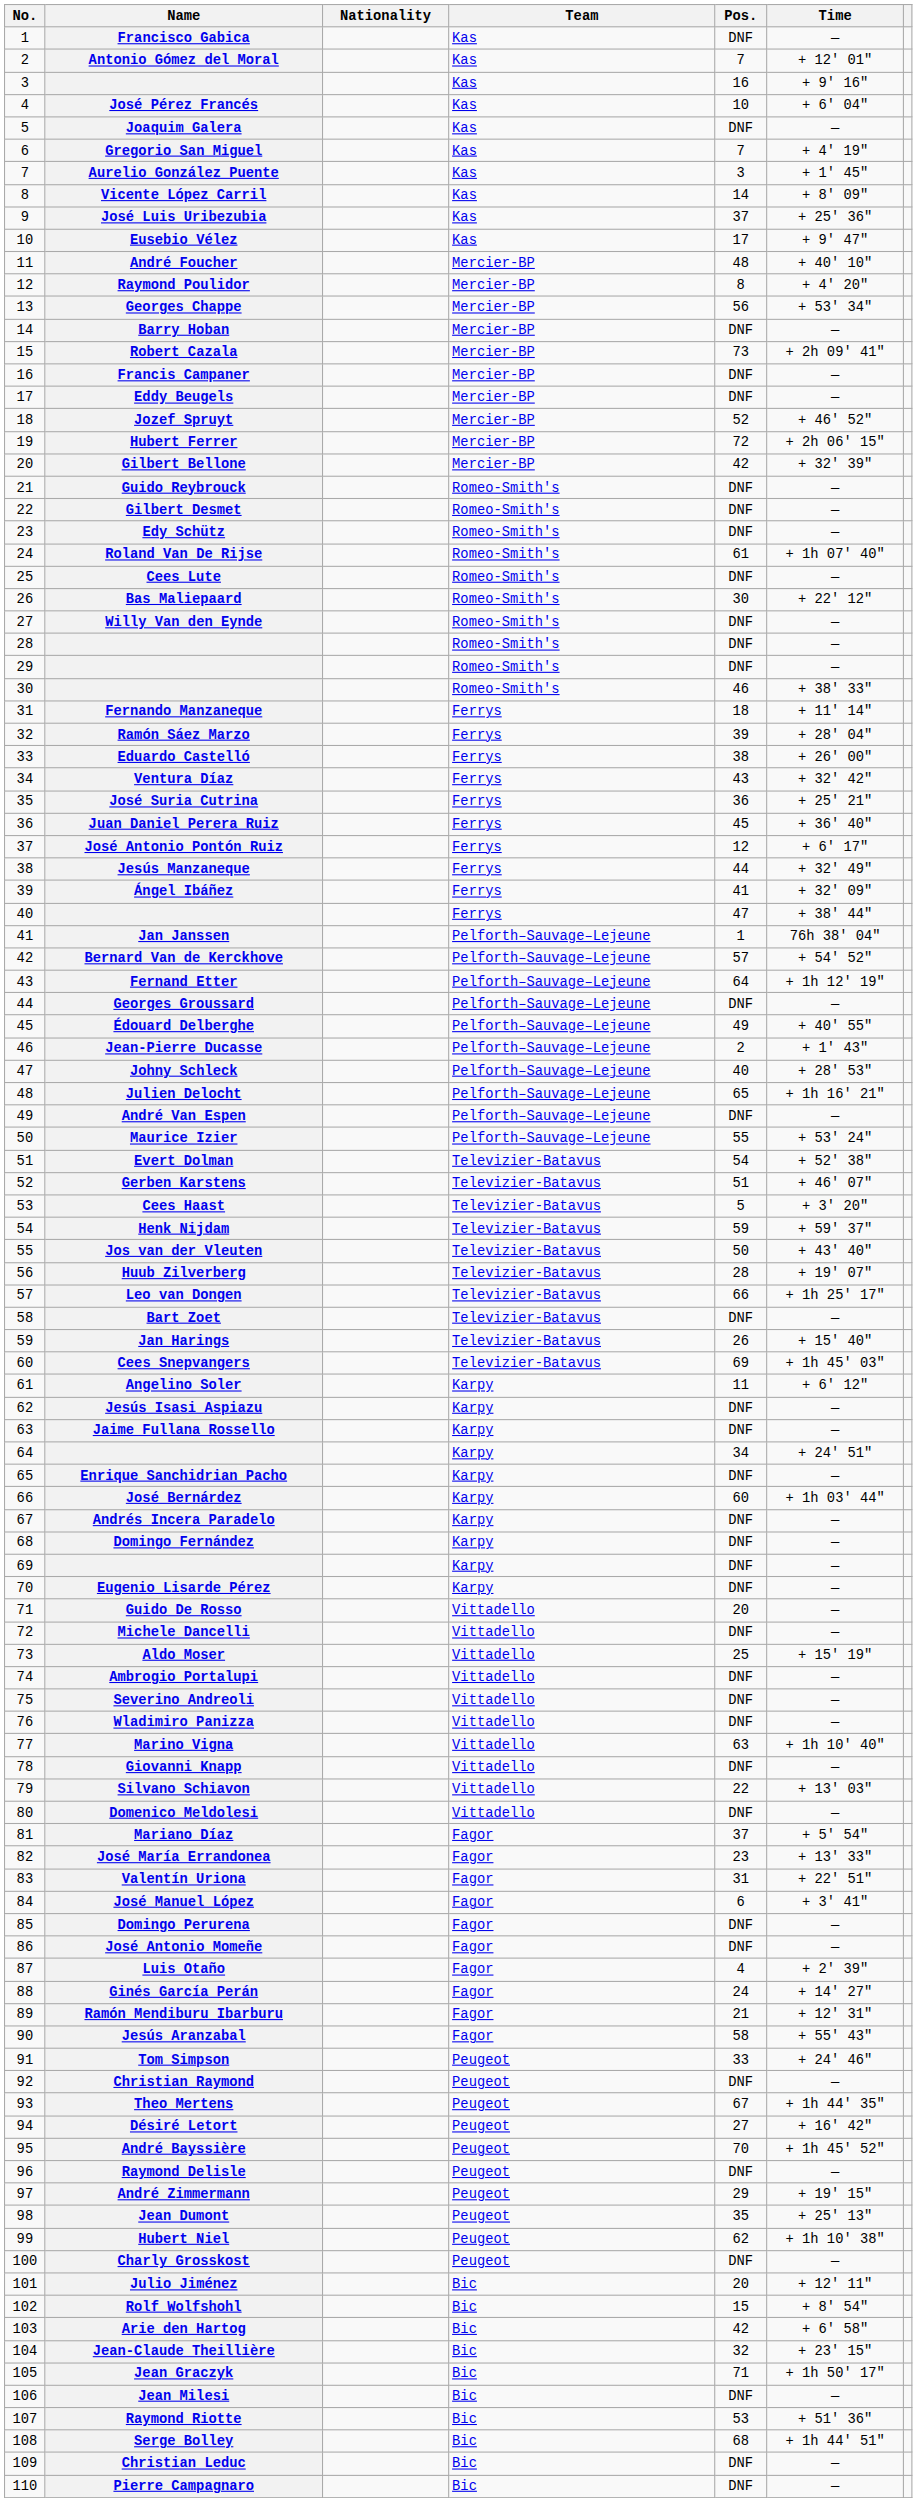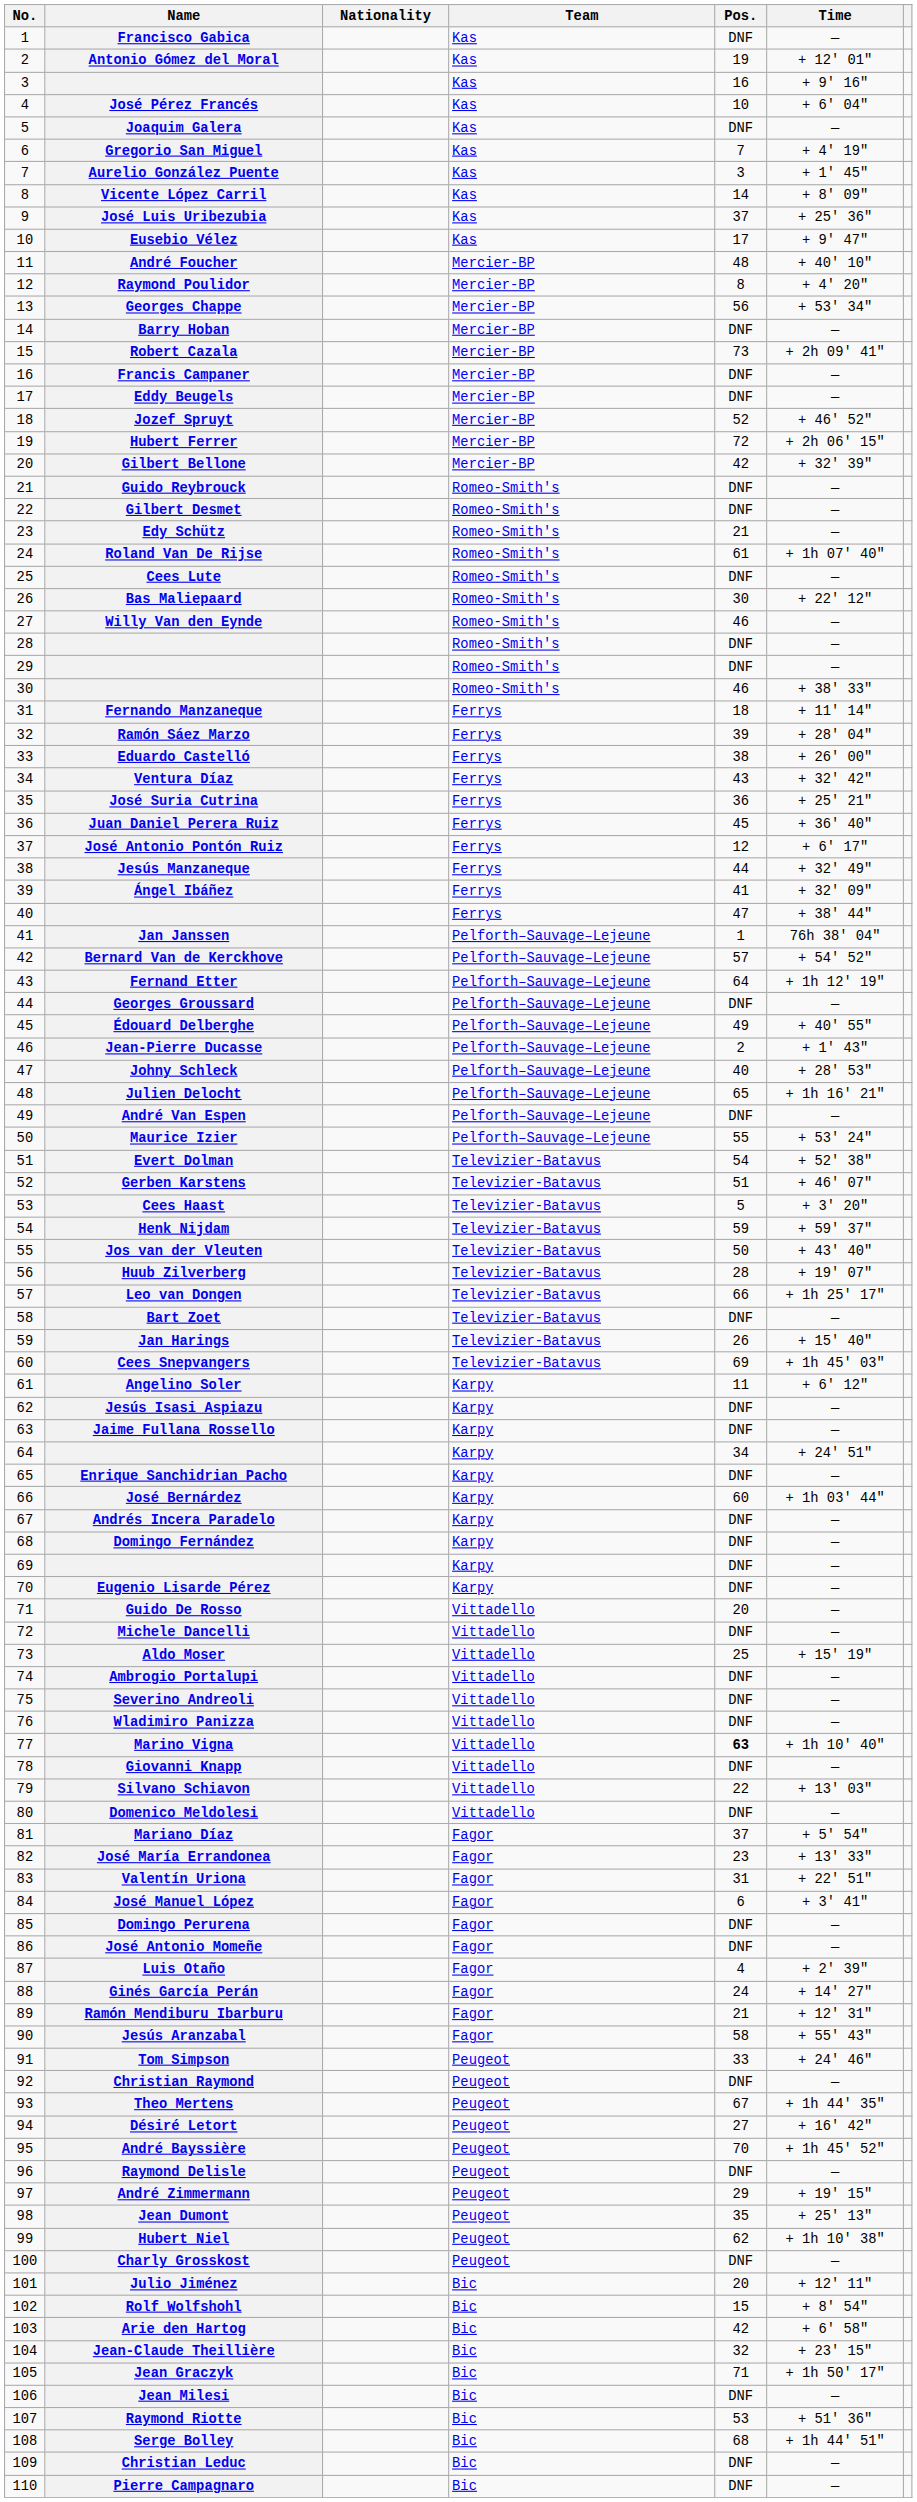(741, 61) 7 -> (741, 61) 19
(741, 532) DNF -> (741, 532) 21
(741, 622) DNF -> (741, 622) 46
(741, 1745) normal -> (741, 1745) bold
